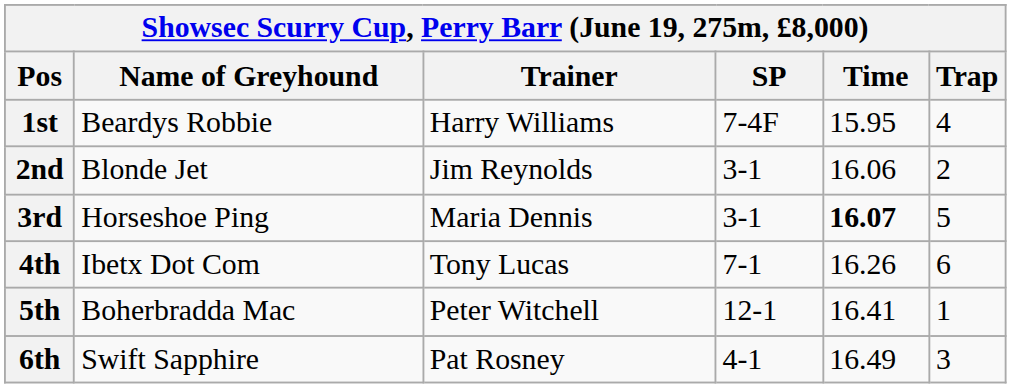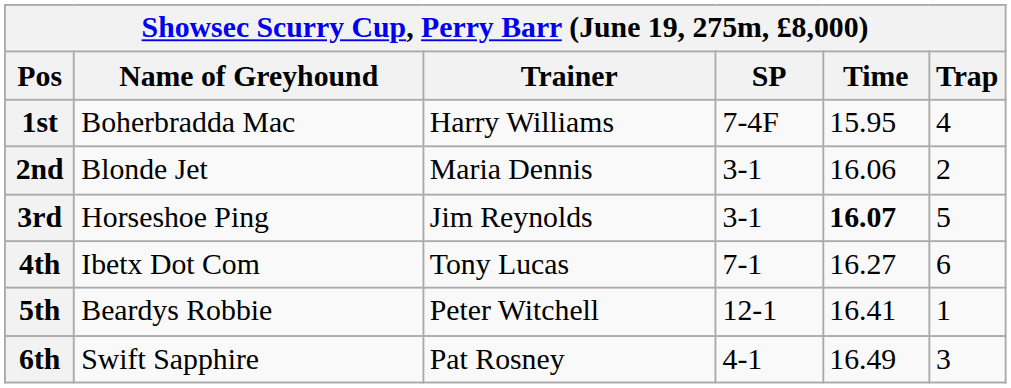(177, 122) Beardys Robbie -> (188, 122) Boherbradda Mac
(511, 169) Jim Reynolds -> (511, 169) Maria Dennis
(511, 216) Maria Dennis -> (511, 216) Jim Reynolds
(863, 264) 16.26 -> (863, 264) 16.27
(188, 311) Boherbradda Mac -> (177, 311) Beardys Robbie
